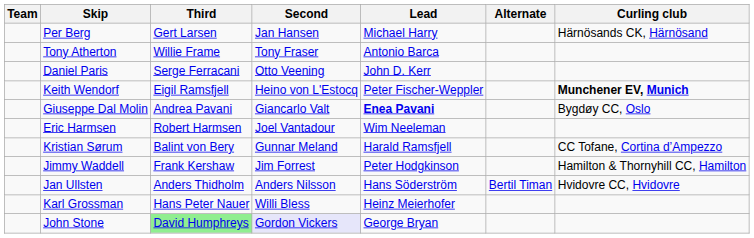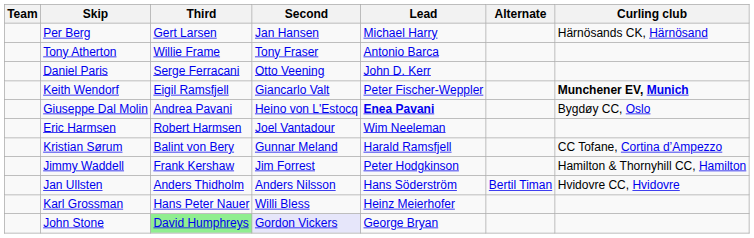(306, 90) Heino von L'Estocq -> (292, 90) Giancarlo Valt
(292, 109) Giancarlo Valt -> (306, 109) Heino von L'Estocq
